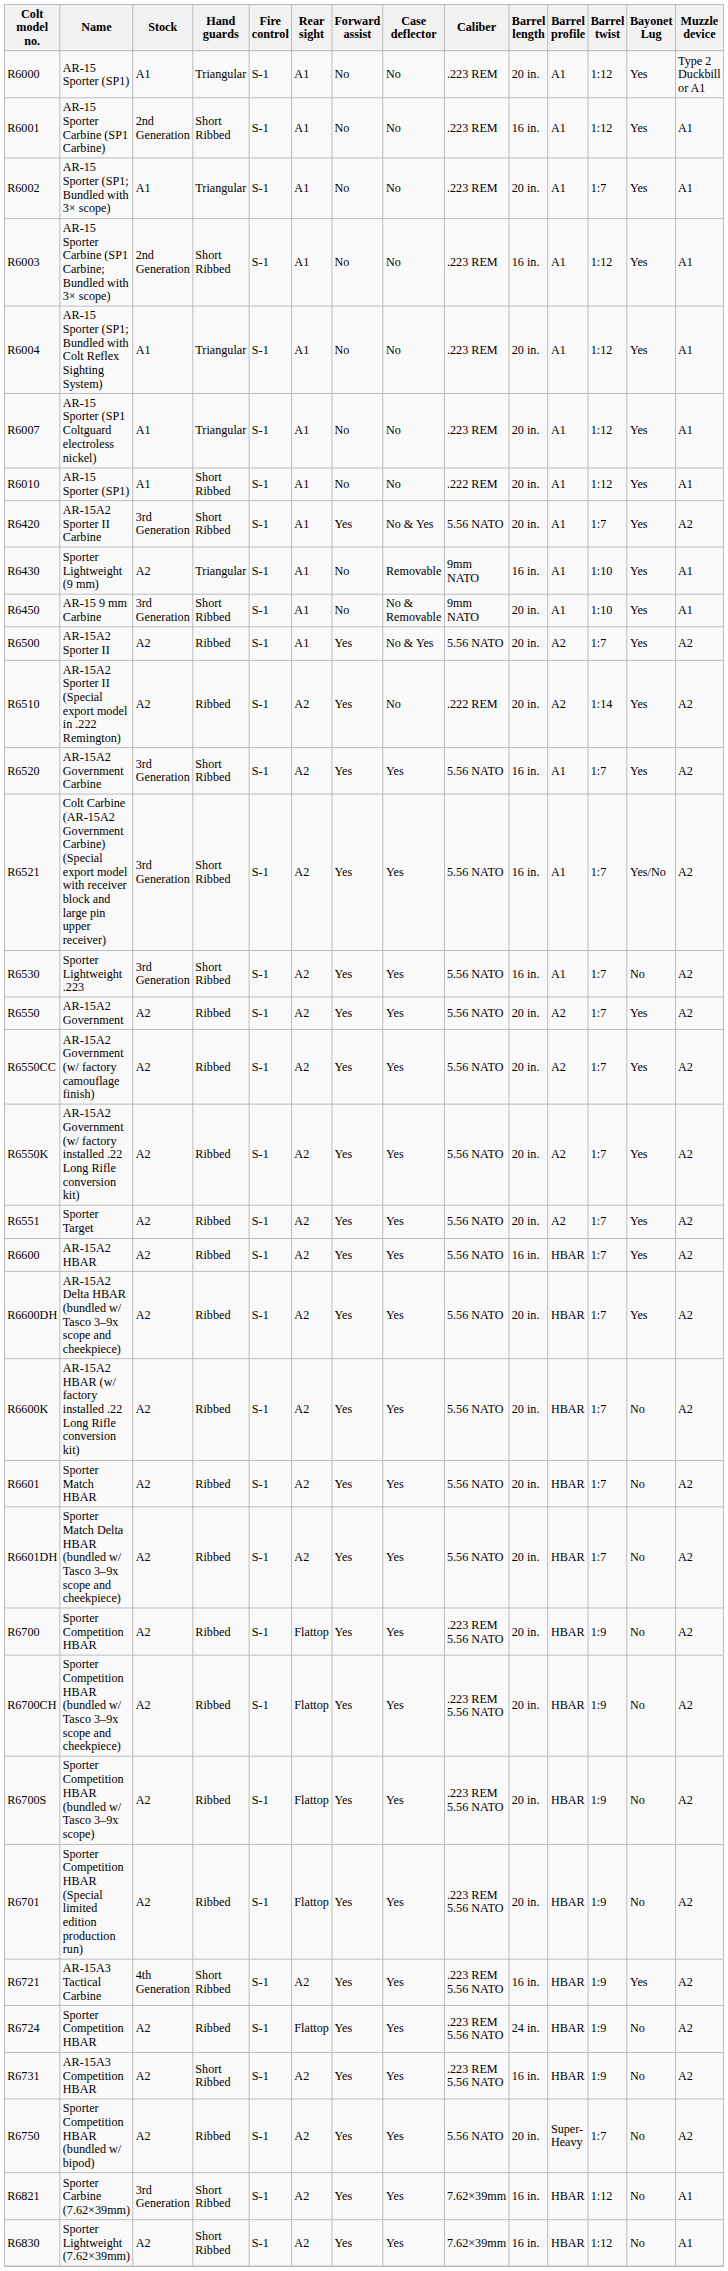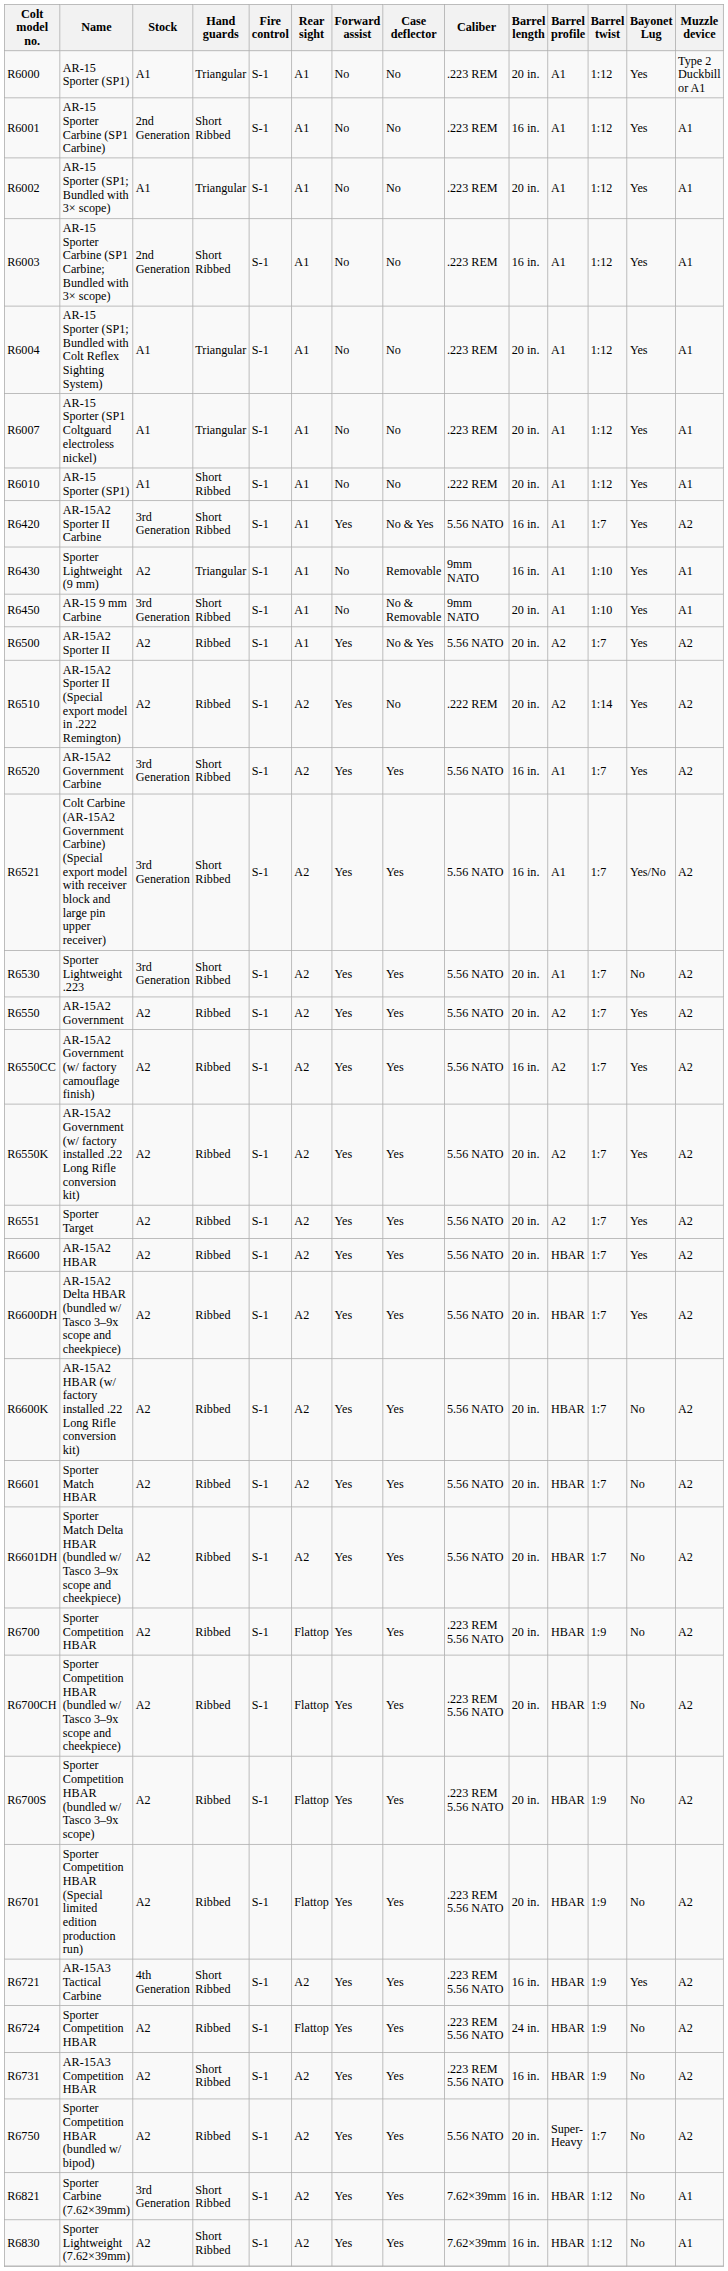(599, 188) 1:7 -> (602, 188) 1:12
(526, 524) 20 in. -> (526, 524) 16 in.
(526, 973) 16 in. -> (526, 973) 20 in.
(526, 1067) 20 in. -> (526, 1067) 16 in.
(526, 1254) 16 in. -> (526, 1254) 20 in.
